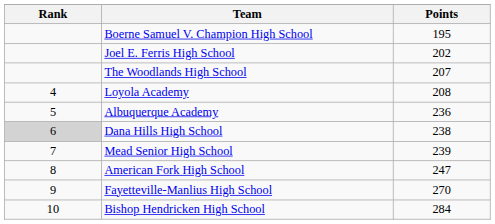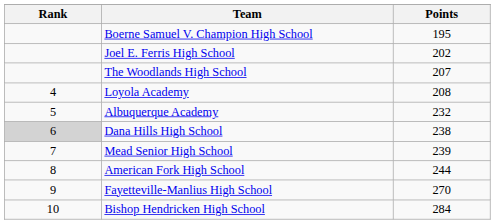(442, 111) 236 -> (442, 111) 232
(442, 170) 247 -> (442, 170) 244
